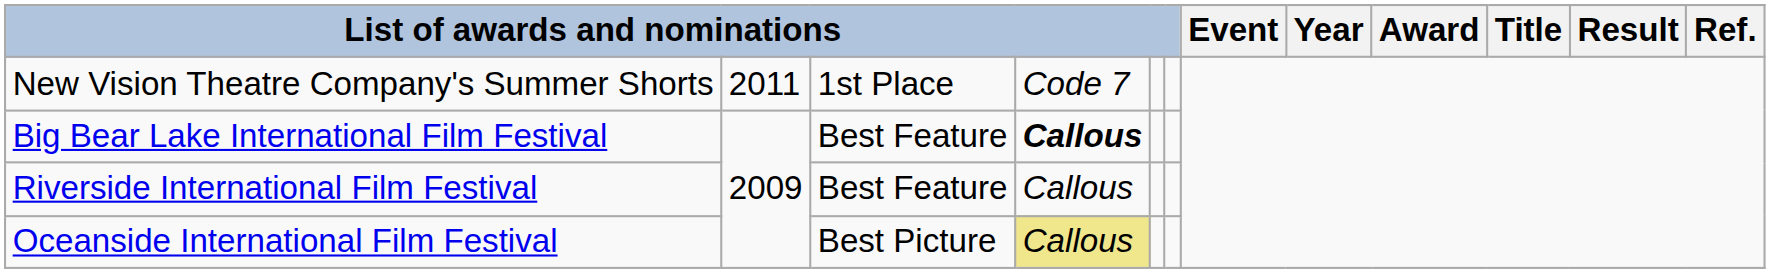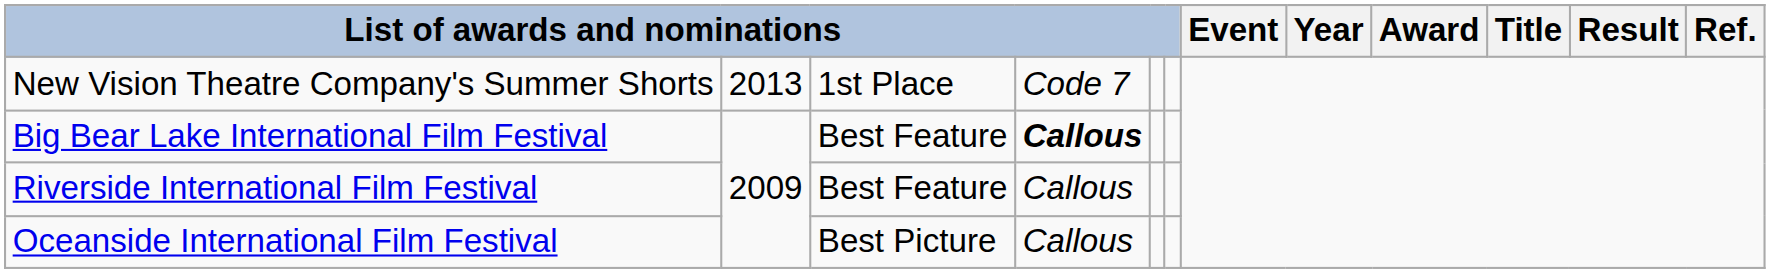(764, 83) 2011 -> (766, 83) 2013
(1078, 240) khaki background -> (1078, 240) no background
